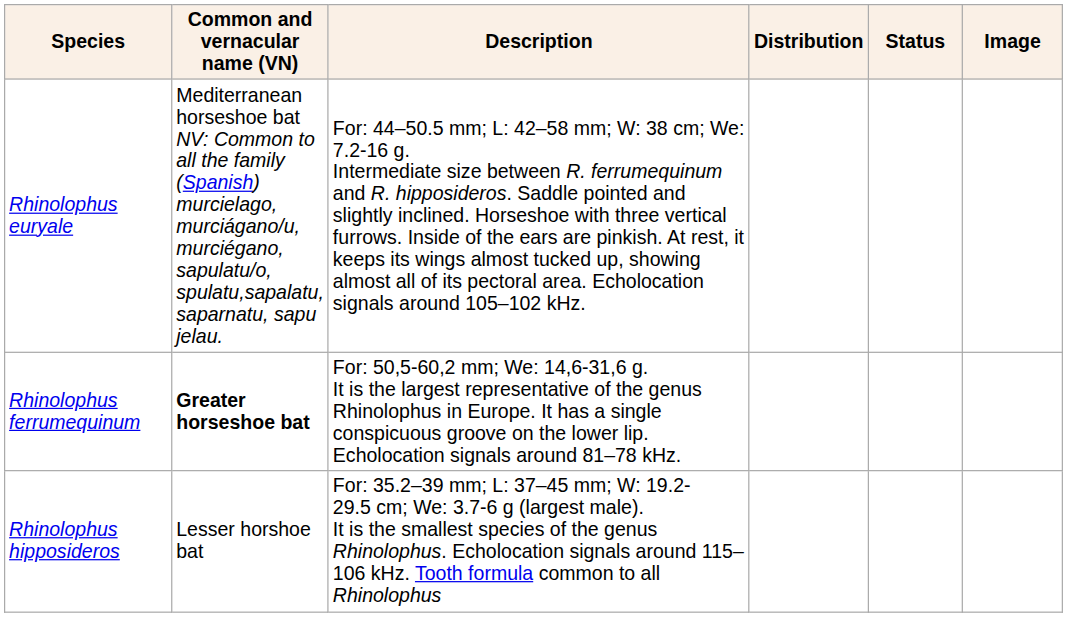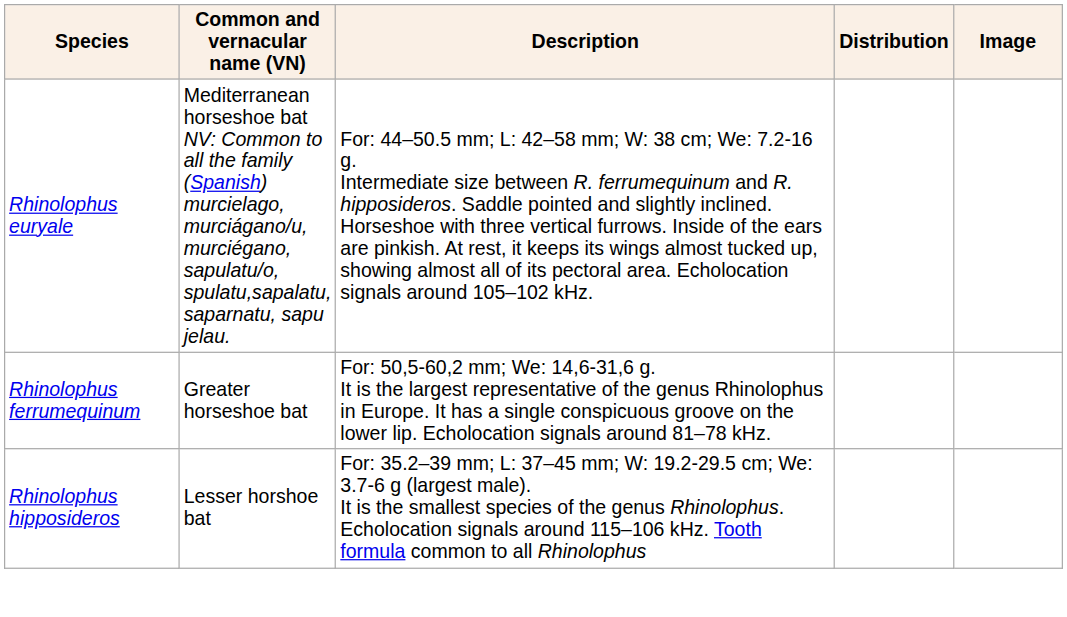- column: (915, 41)
(243, 411) bold -> (246, 400) normal
